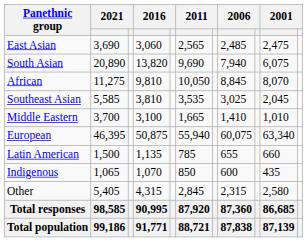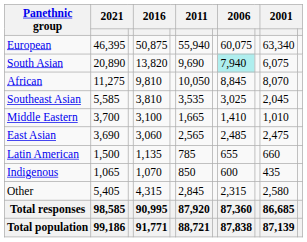rows swapped: (29, 136) <-> (31, 44)
(233, 63) no background -> (233, 63) paleturquoise background
